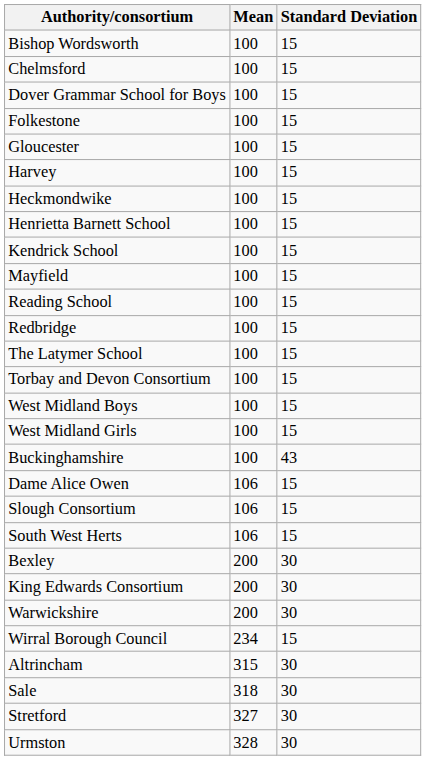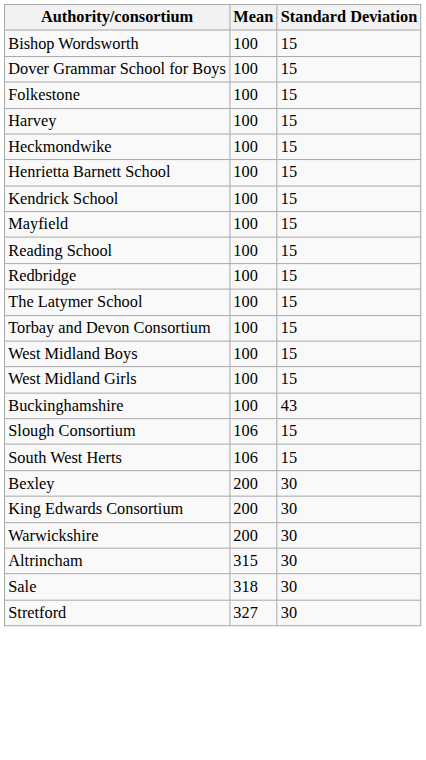- row: (47, 69)
- row: (44, 146)
- row: (69, 483)
- row: (88, 638)
- row: (37, 742)
